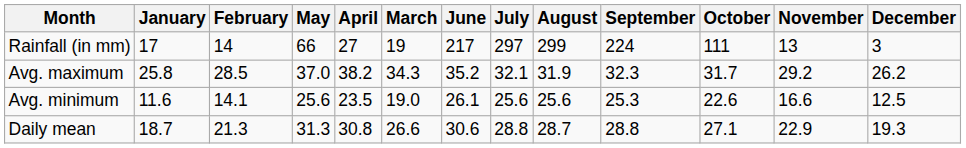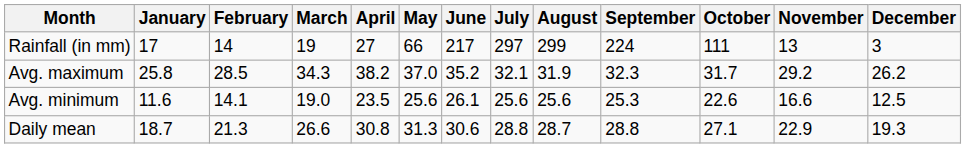columns swapped: (412, 18) <-> (313, 18)
